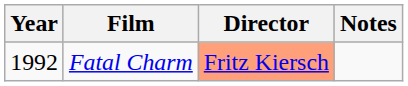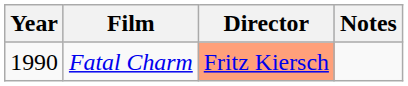(34, 61) 1992 -> (34, 61) 1990
